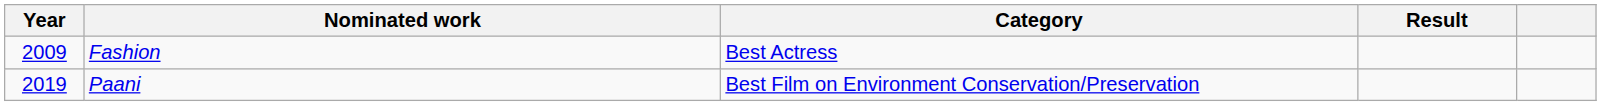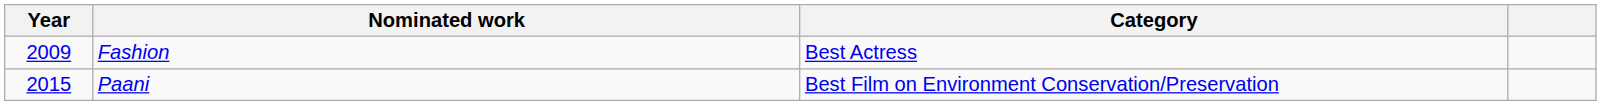- column: (1437, 20)
(44, 84) 2019 -> (49, 84) 2015
